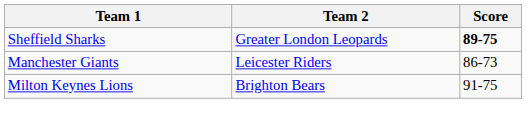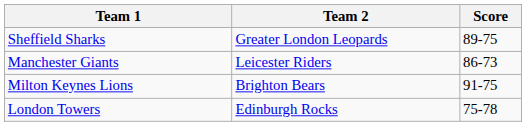(480, 39) bold -> (480, 39) normal
+ row: (54, 109)
